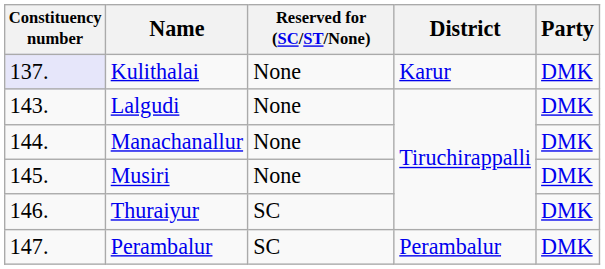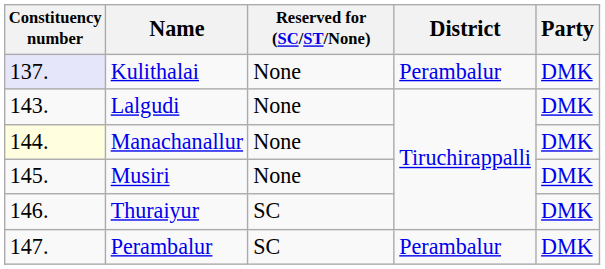(425, 71) Karur -> (450, 71) Perambalur
(29, 141) no background -> (29, 141) lightyellow background
